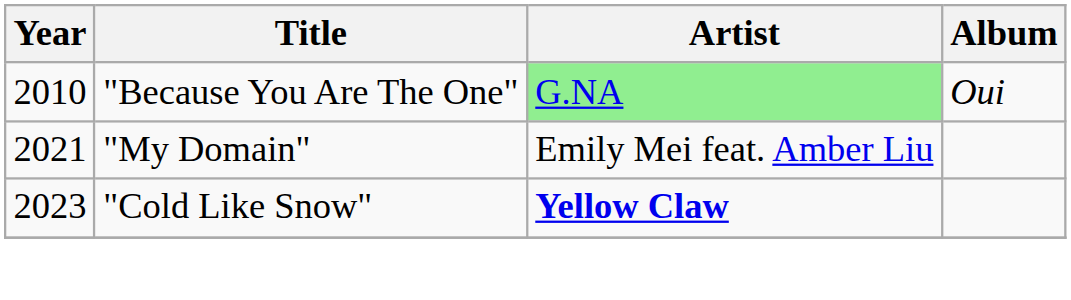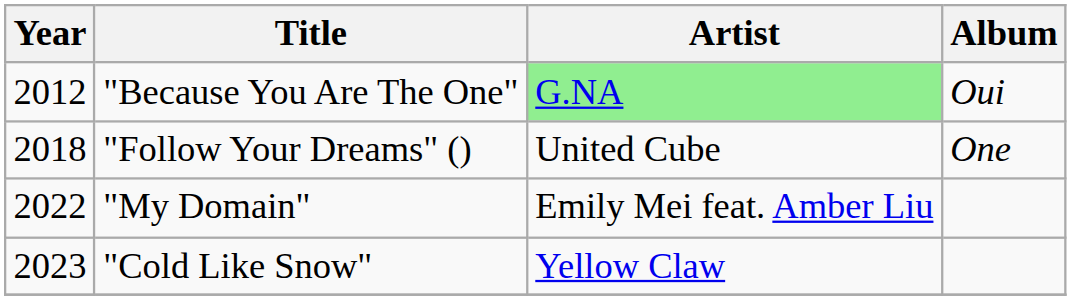(50, 91) 2010 -> (50, 91) 2012
+ row: (287, 149)
(50, 149) 2021 -> (50, 206) 2022
(632, 206) bold -> (630, 264) normal
